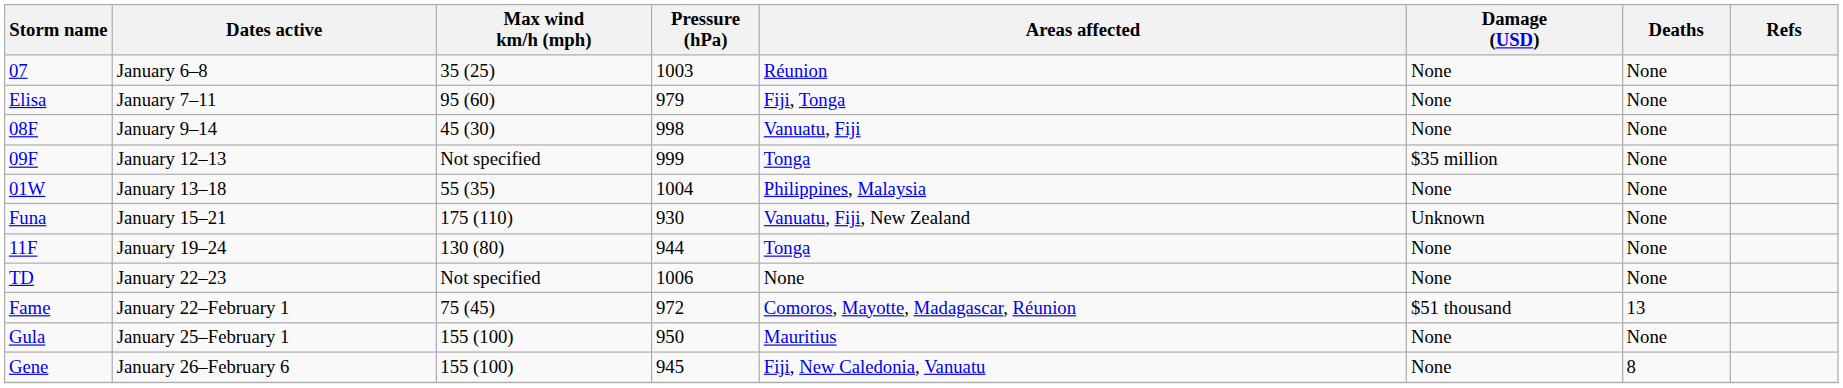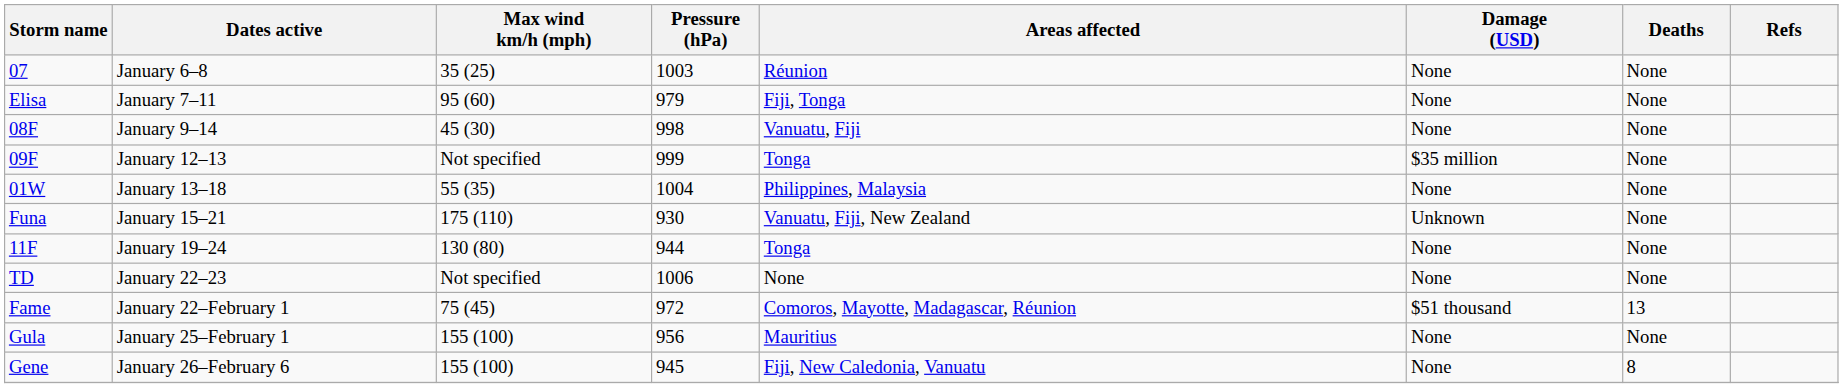(670, 337) 950 -> (670, 337) 956
